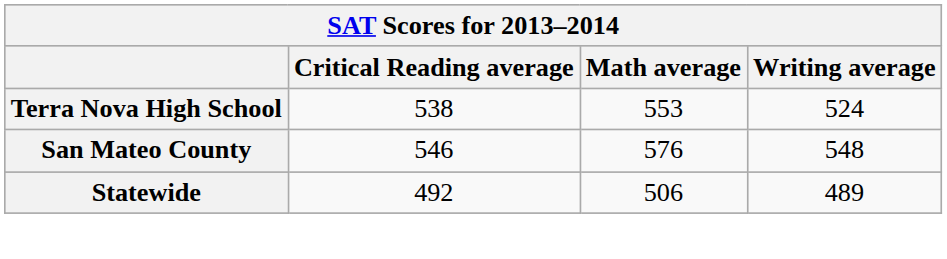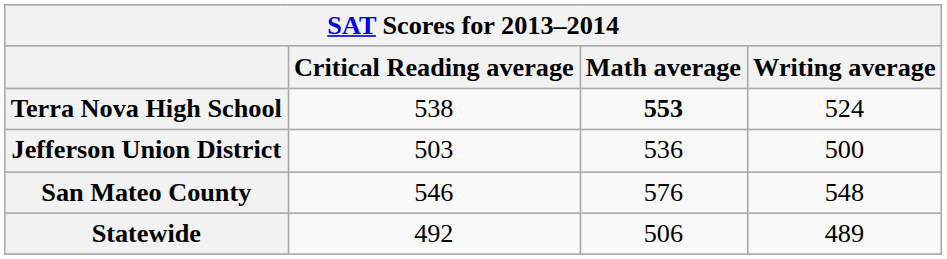(663, 108) normal -> (663, 108) bold
+ row: (146, 150)
